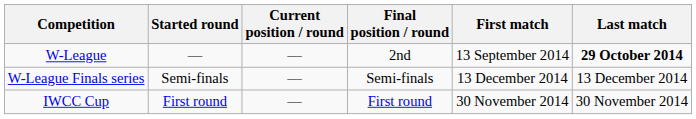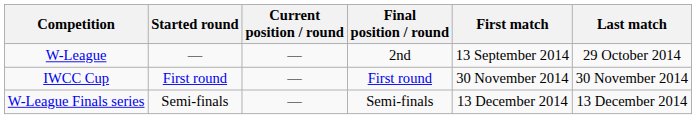(632, 55) bold -> (632, 55) normal
rows swapped: (76, 78) <-> (76, 101)
